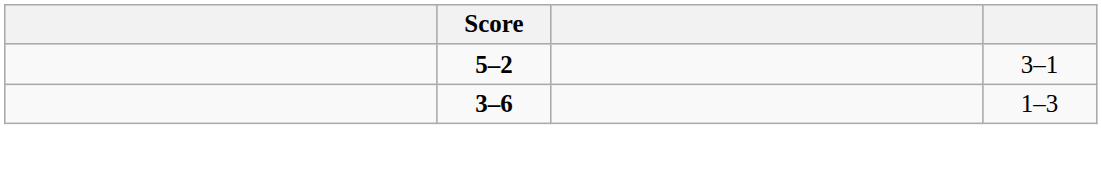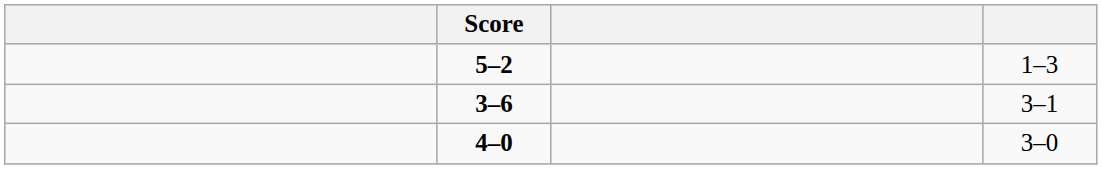(1040, 63) 3–1 -> (1040, 63) 1–3
(1040, 103) 1–3 -> (1040, 103) 3–1
+ row: (494, 143)
